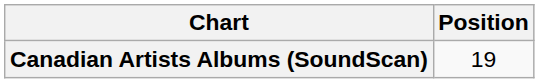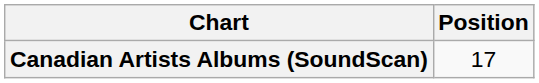(483, 58) 19 -> (483, 58) 17
